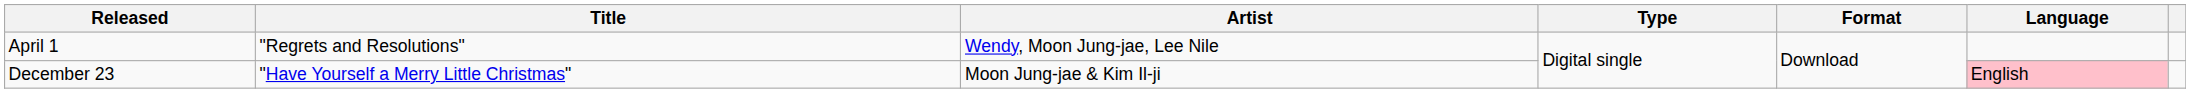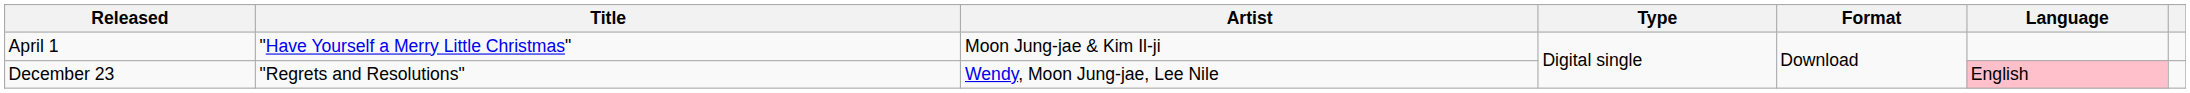(362, 46) "Regrets and Resolutions" -> (415, 46) "Have Yourself a Merry Little Christmas"
(1092, 46) Wendy, Moon Jung-jae, Lee Nile -> (1063, 46) Moon Jung-jae & Kim Il-ji
(415, 74) "Have Yourself a Merry Little Christmas" -> (362, 74) "Regrets and Resolutions"
(1063, 74) Moon Jung-jae & Kim Il-ji -> (1092, 74) Wendy, Moon Jung-jae, Lee Nile
